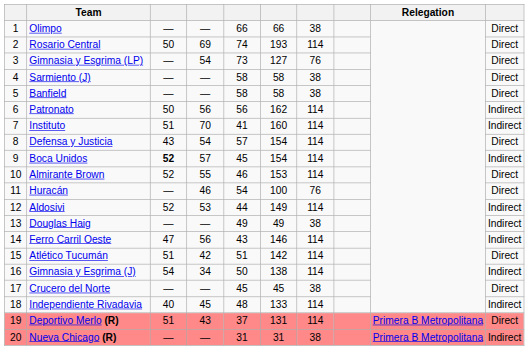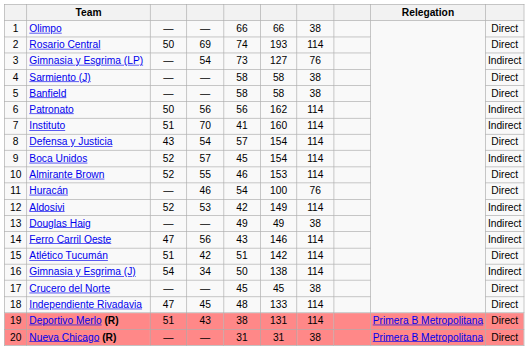(505, 61) Direct -> (505, 61) Indirect
(168, 158) bold -> (168, 158) normal
(242, 207) 44 -> (242, 207) 42
(168, 304) 40 -> (168, 304) 47
(505, 304) Indirect -> (505, 304) Direct
(242, 321) 37 -> (242, 321) 38
(505, 337) Indirect -> (505, 337) Direct
